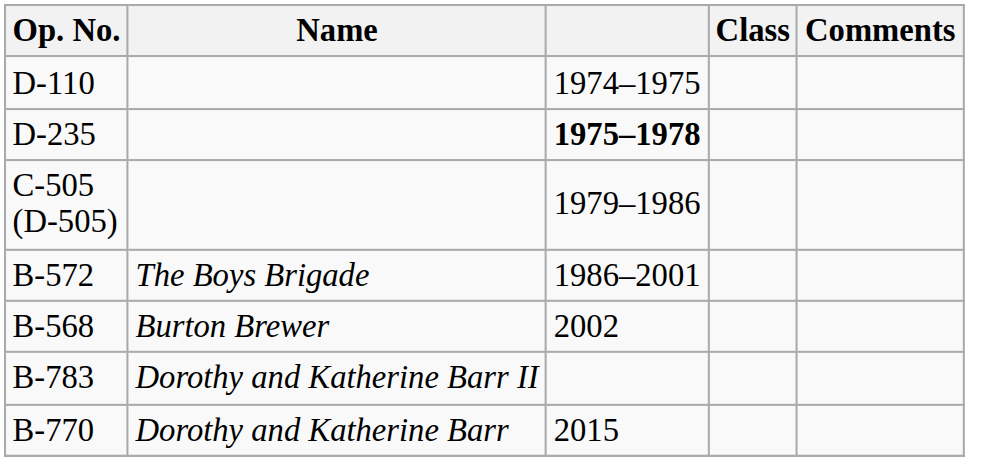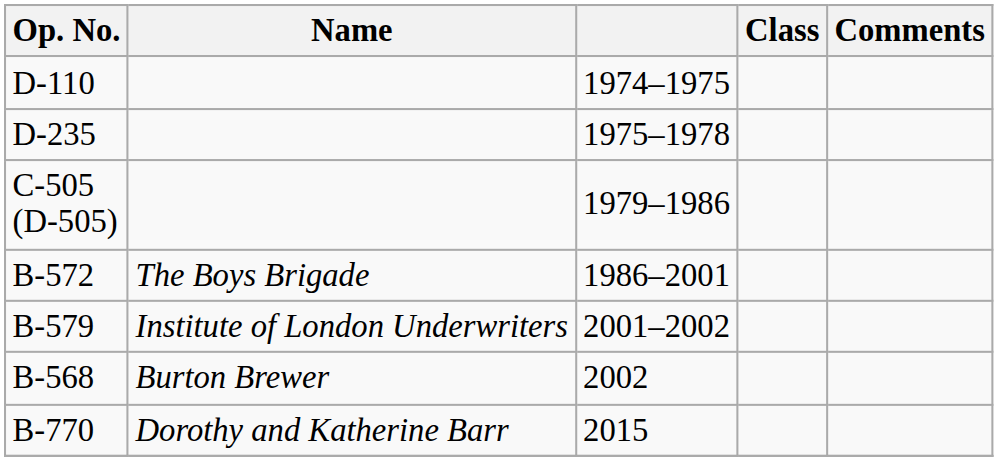(627, 133) bold -> (657, 133) normal
+ row: (53, 325)
- row: (53, 377)
